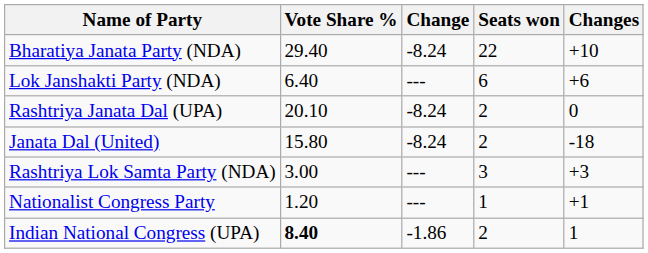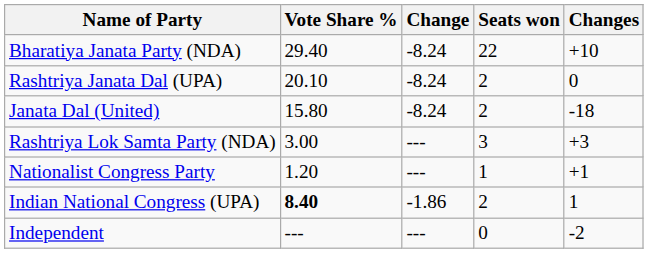- row: (115, 80)
+ row: (56, 232)
